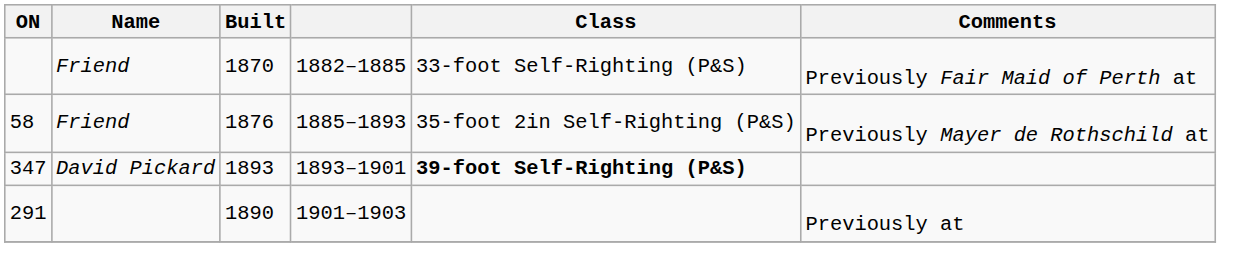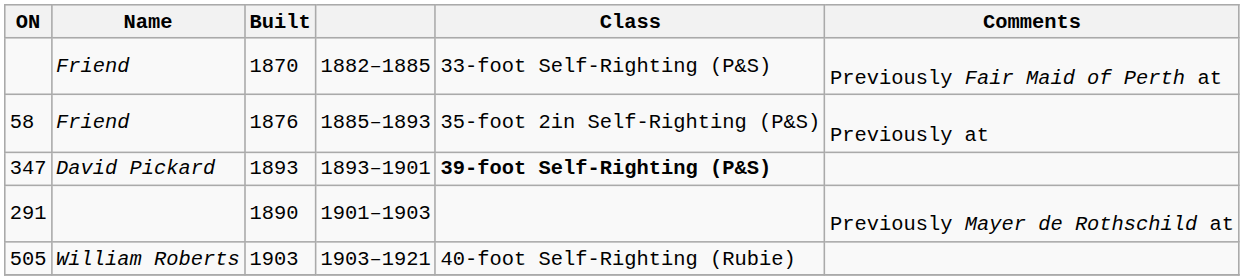(1007, 135) Previously Mayer de Rothschild at -> (910, 135) Previously at
(885, 225) Previously at -> (1032, 225) Previously Mayer de Rothschild at
+ row: (28, 258)
